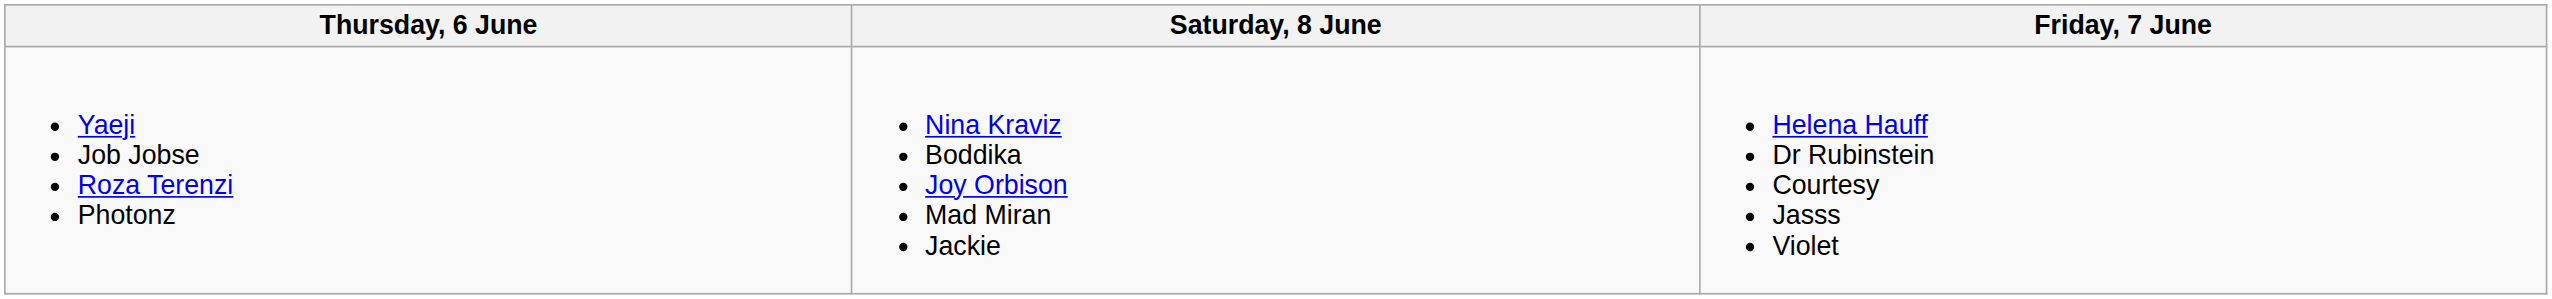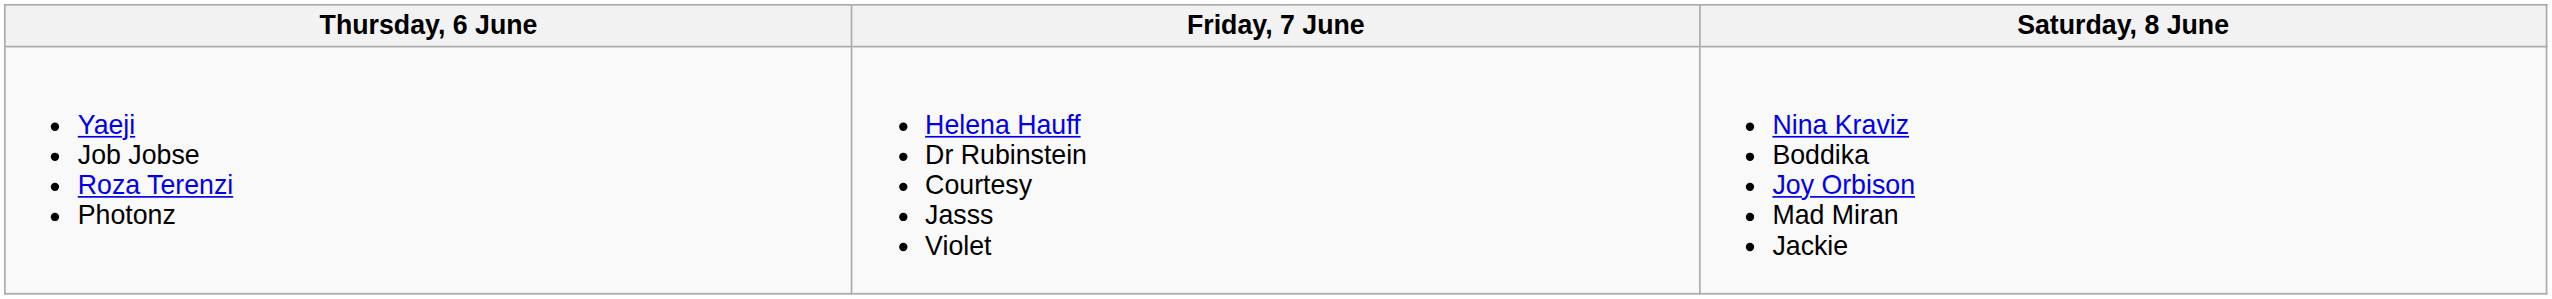columns swapped: (2123, 25) <-> (1276, 25)
